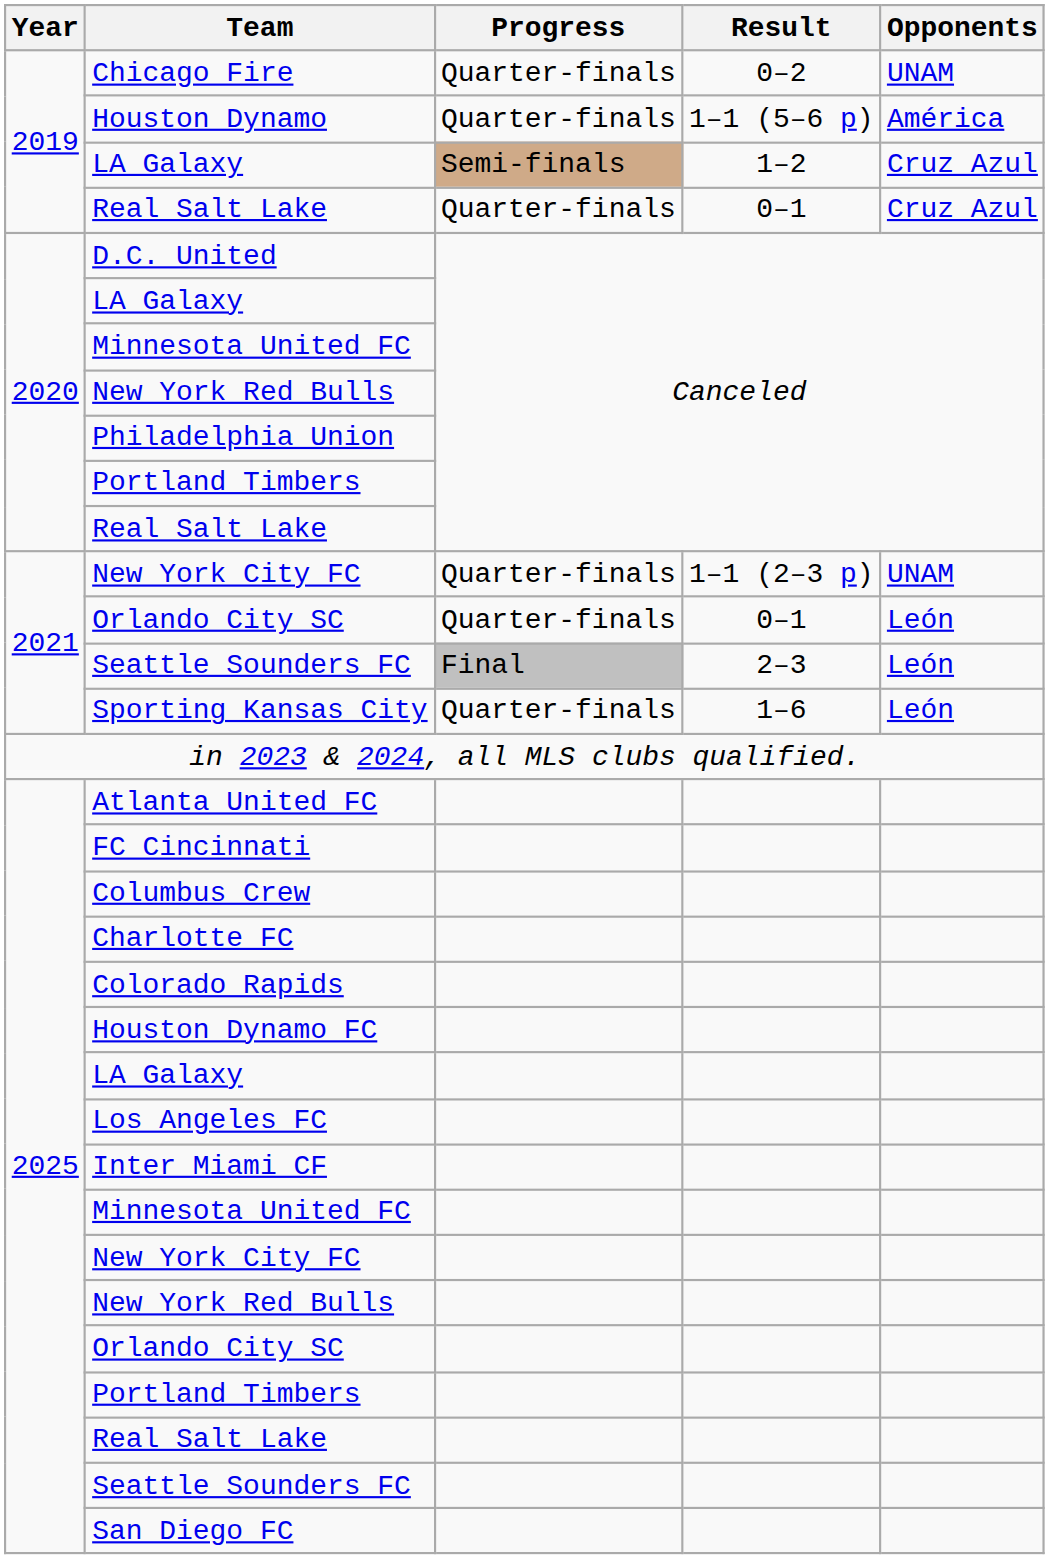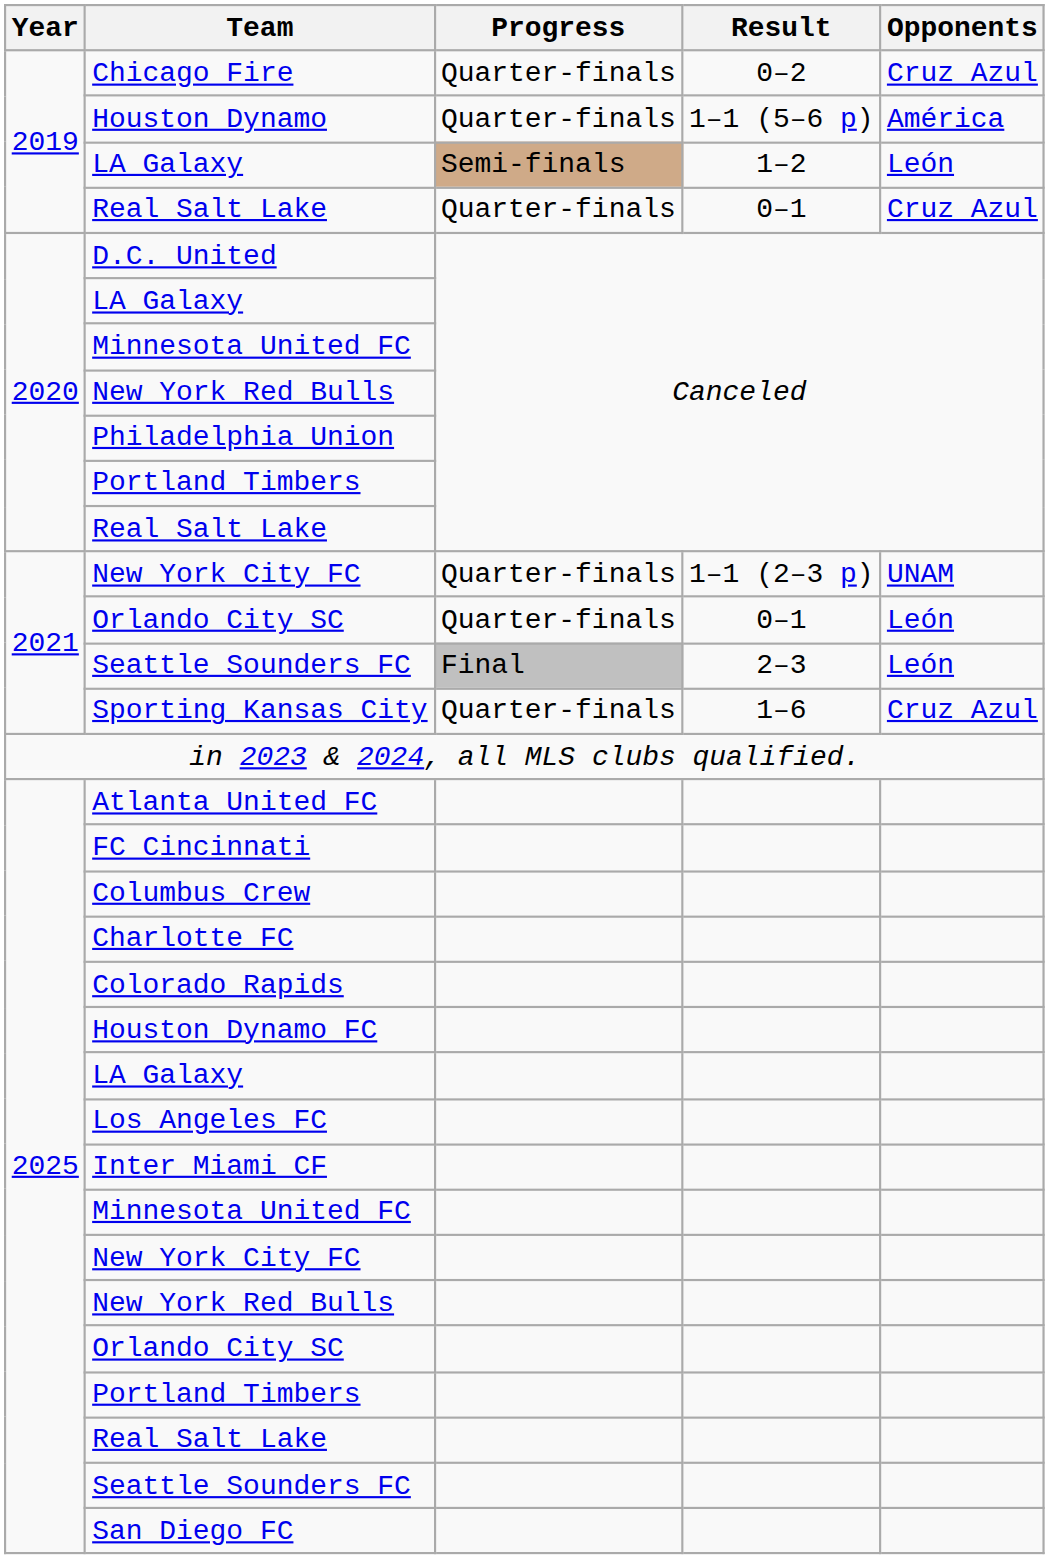(920, 73) UNAM -> (962, 73) Cruz Azul
(962, 165) Cruz Azul -> (920, 165) León
(920, 711) León -> (962, 711) Cruz Azul
